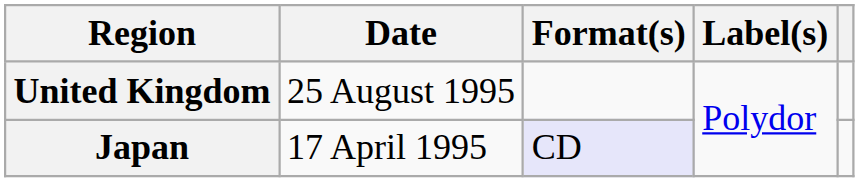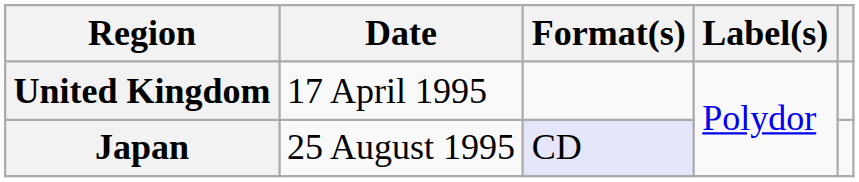(401, 90) 25 August 1995 -> (387, 90) 17 April 1995
(387, 147) 17 April 1995 -> (401, 147) 25 August 1995
